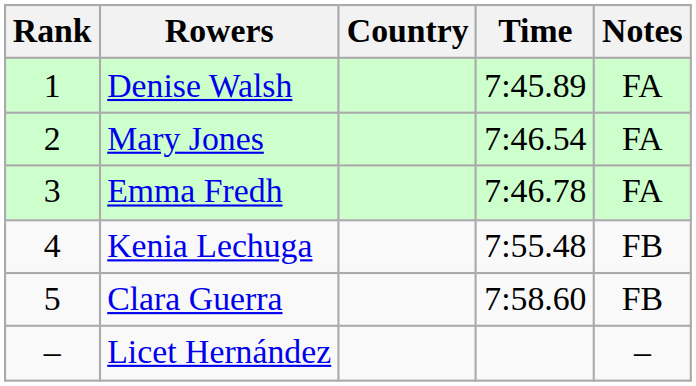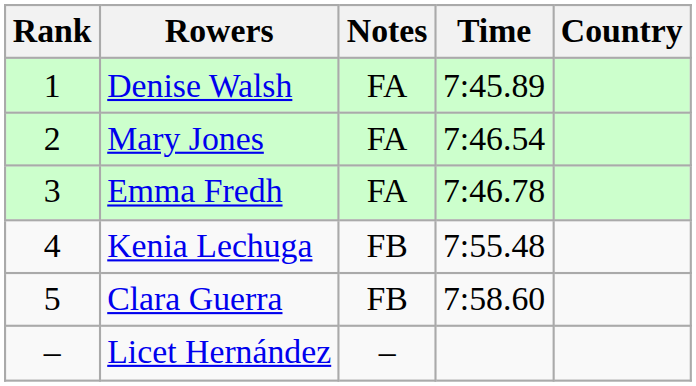columns swapped: (408, 31) <-> (642, 31)
